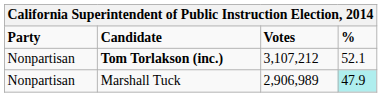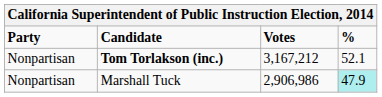(291, 59) 3,107,212 -> (291, 59) 3,167,212
(291, 80) 2,906,989 -> (291, 80) 2,906,986
